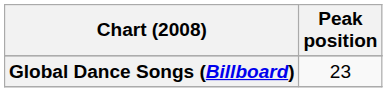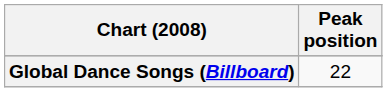(340, 71) 23 -> (340, 71) 22
